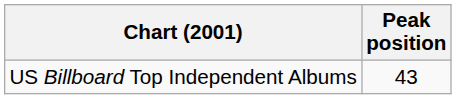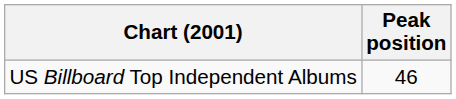(406, 76) 43 -> (406, 76) 46
